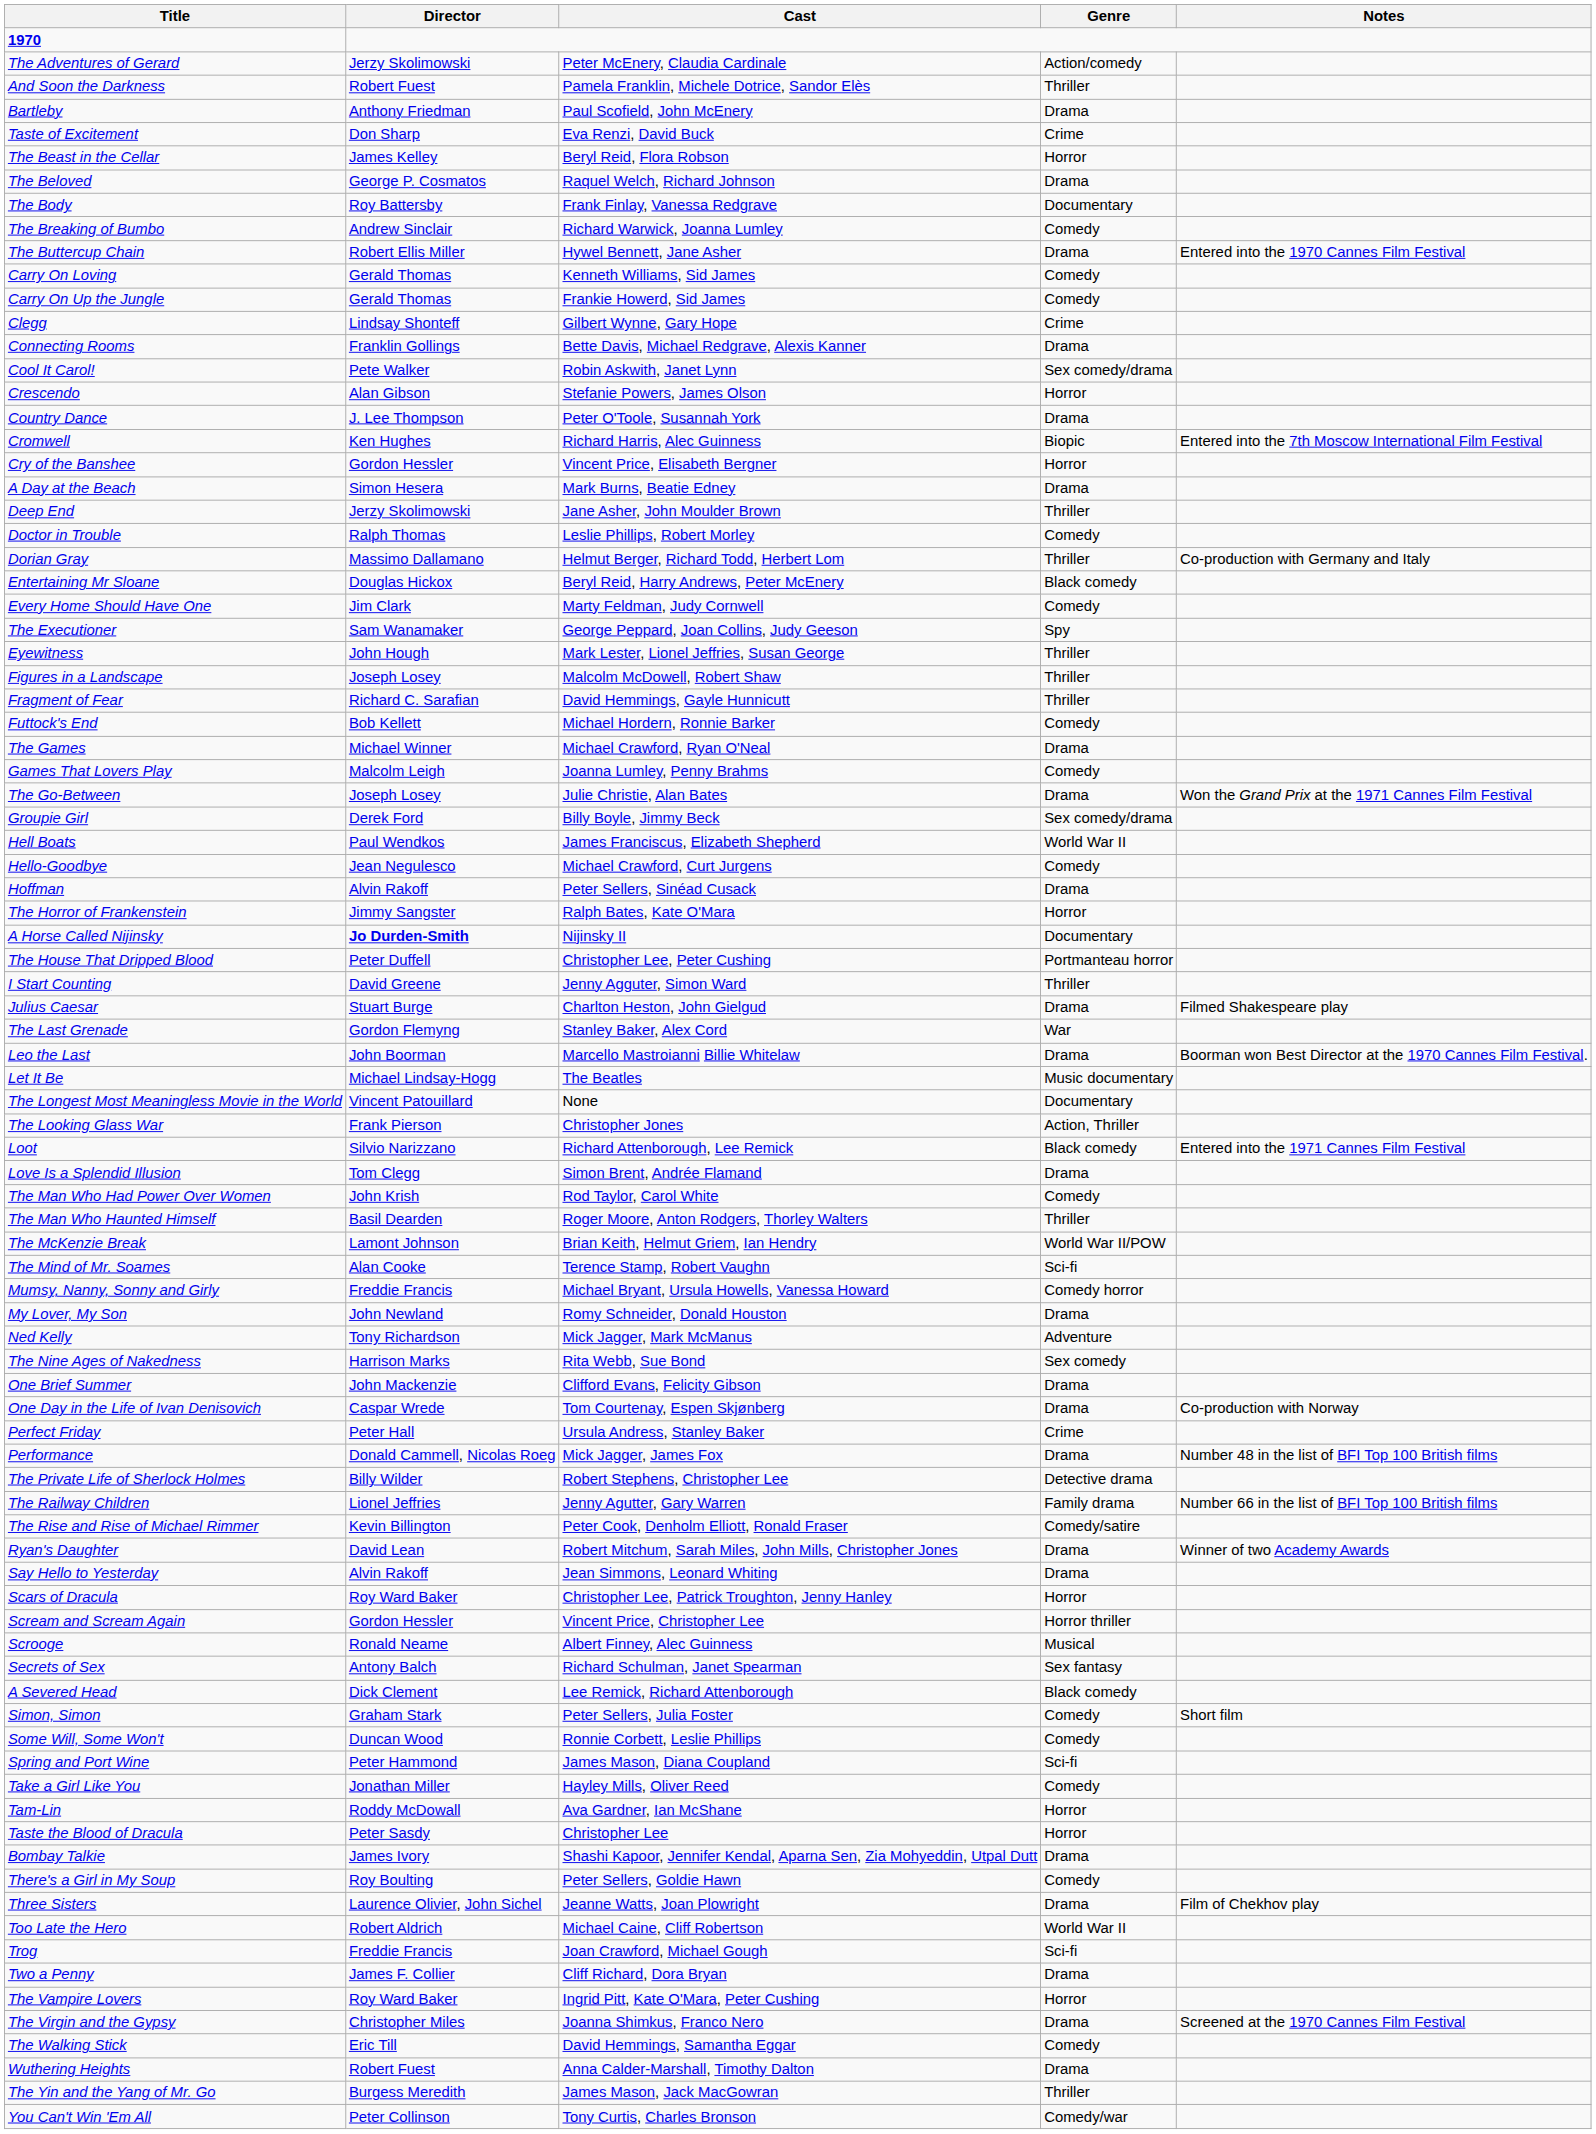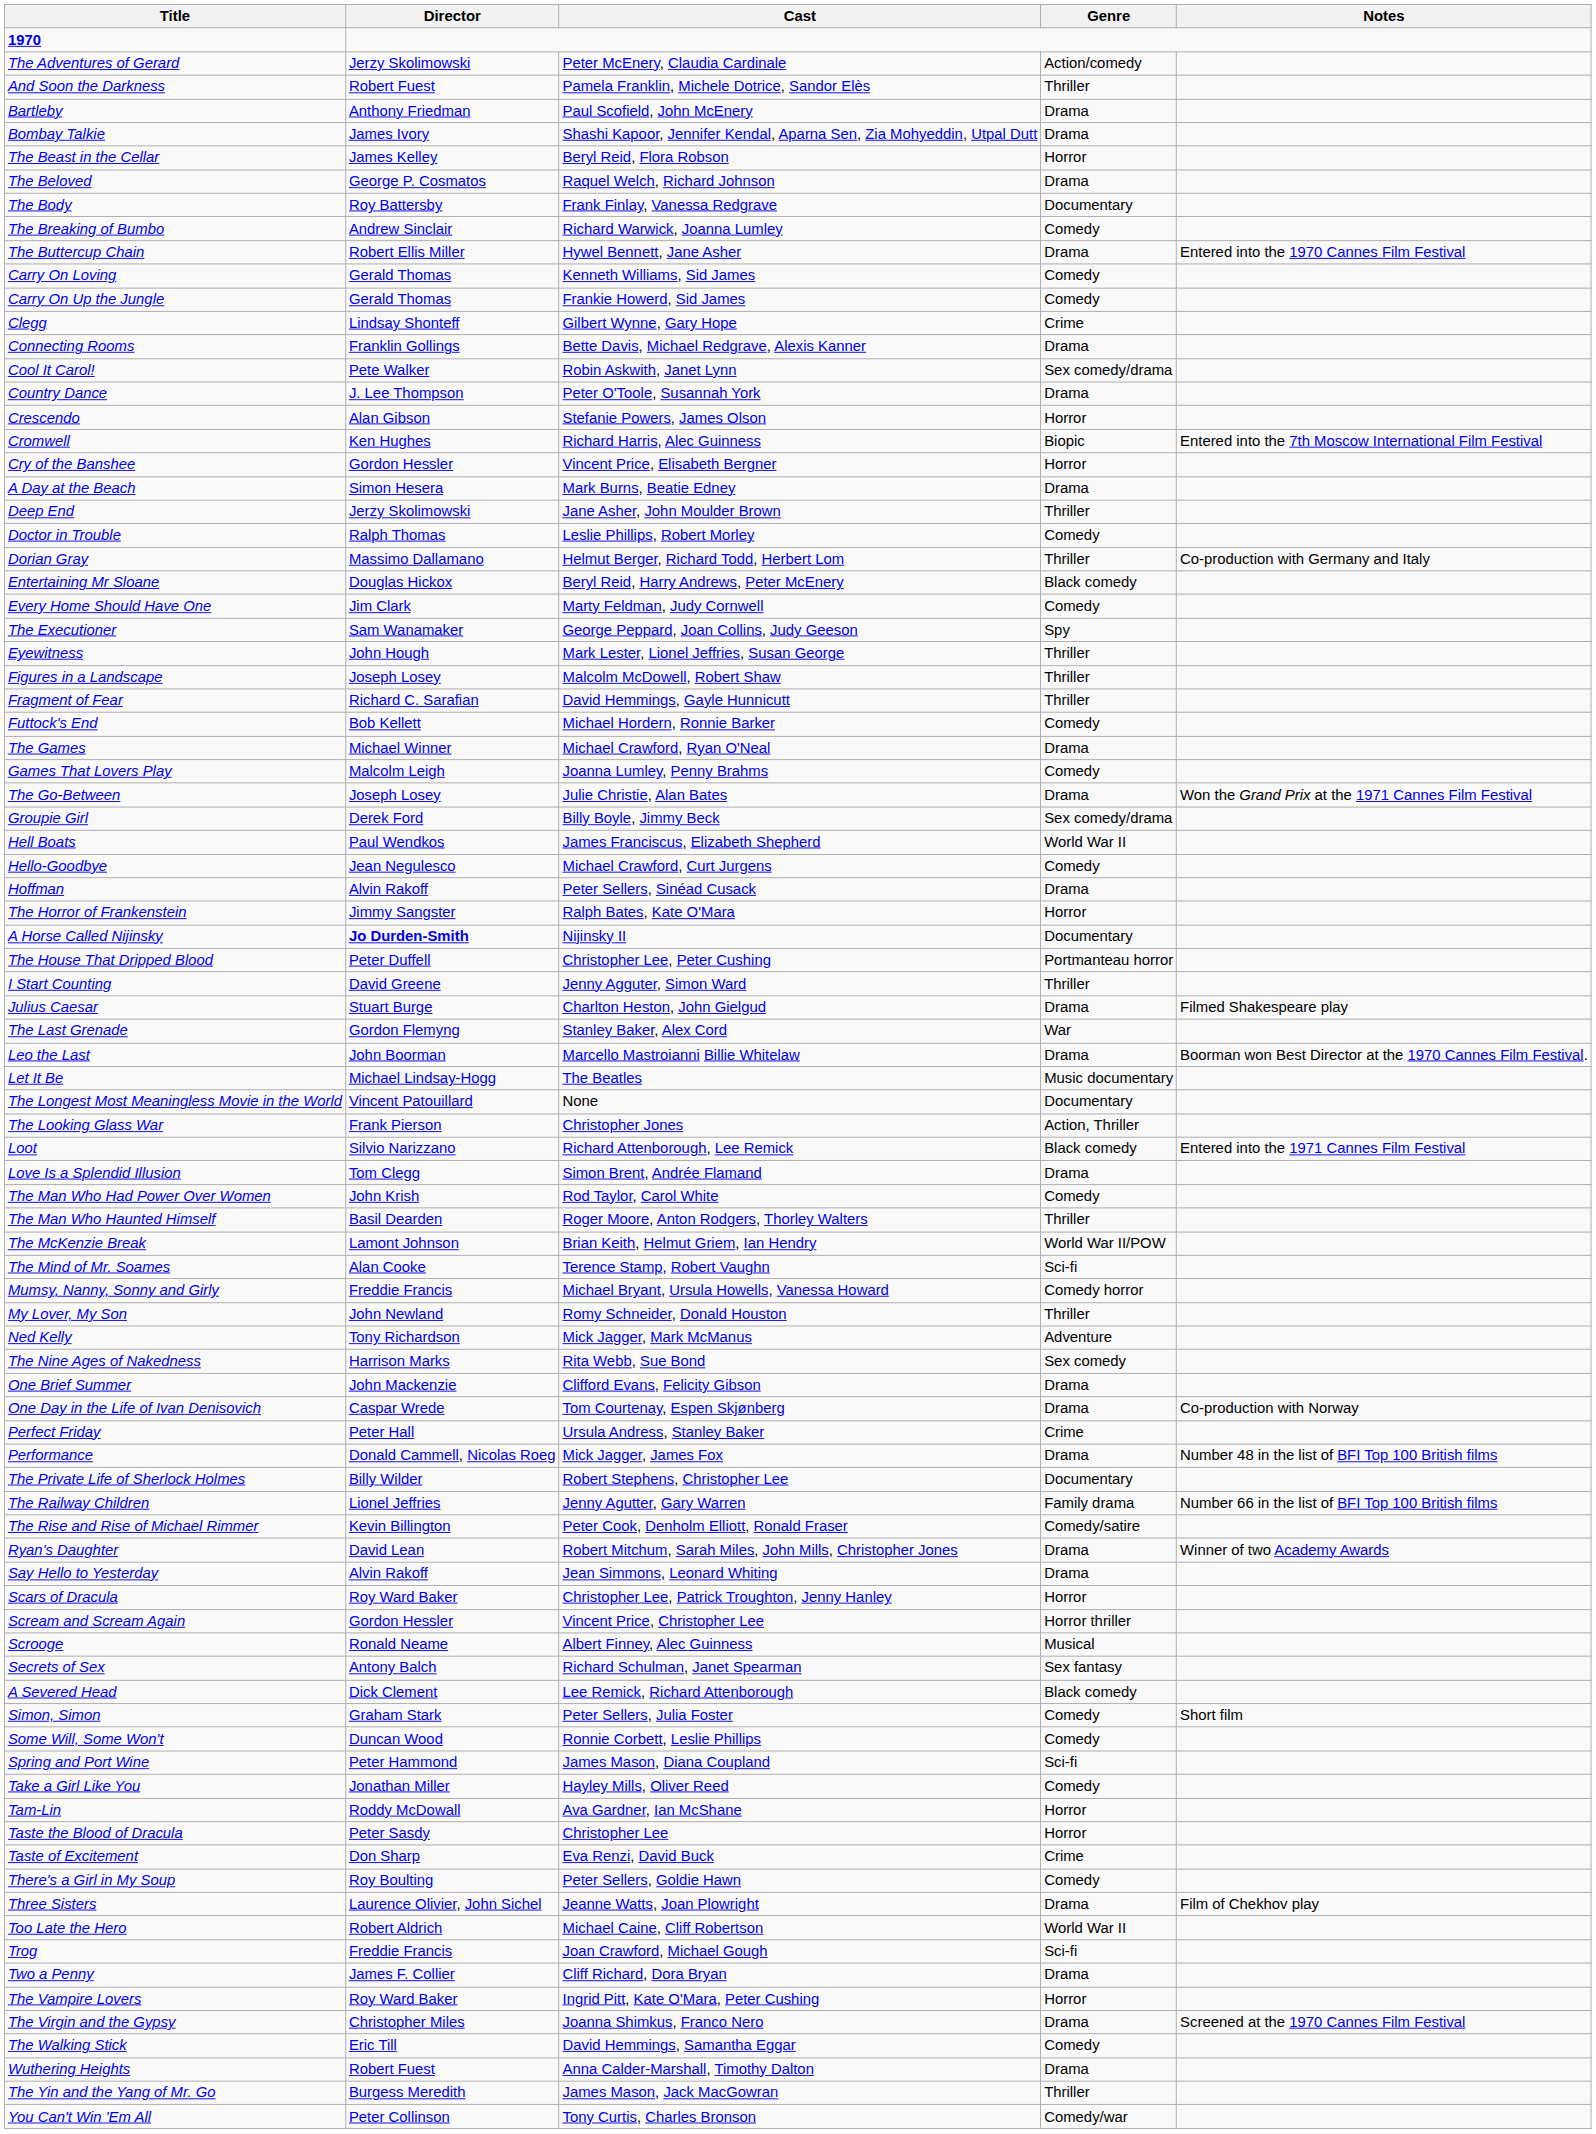rows swapped: (56, 1857) <-> (73, 134)
rows swapped: (58, 417) <-> (44, 393)
(1067, 1314) Drama -> (1067, 1314) Thriller
(1098, 1479) Detective drama -> (1088, 1479) Documentary
